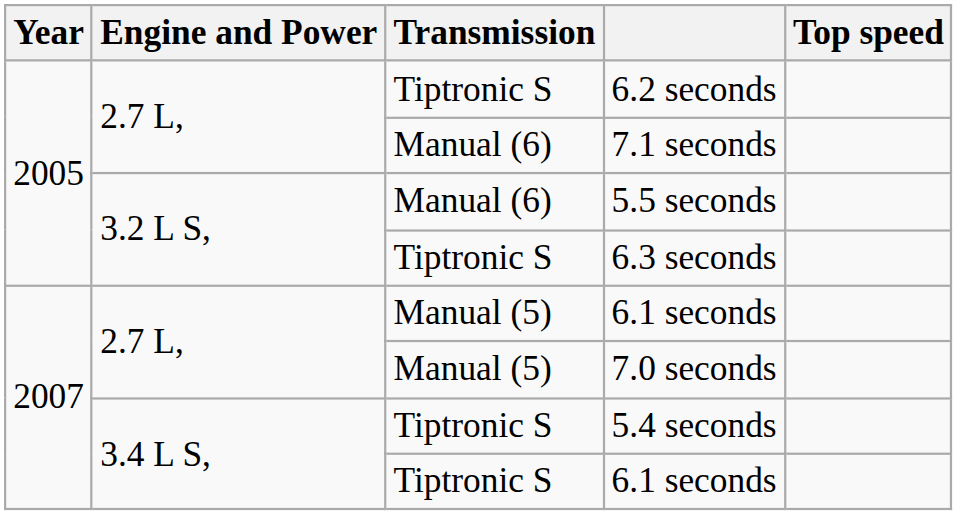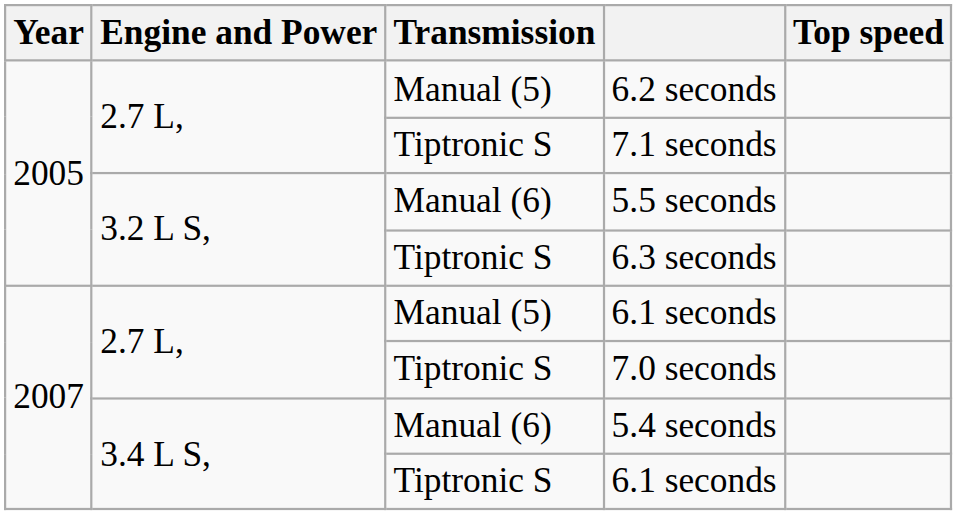(473, 88) Tiptronic S -> (473, 88) Manual (5)
(473, 144) Manual (6) -> (473, 144) Tiptronic S
(473, 369) Manual (5) -> (473, 369) Tiptronic S
(473, 425) Tiptronic S -> (473, 425) Manual (6)
